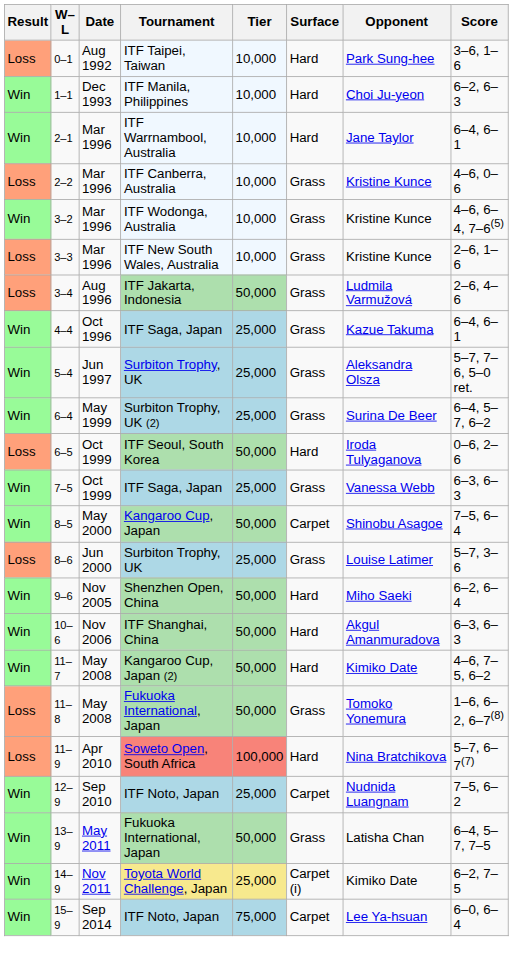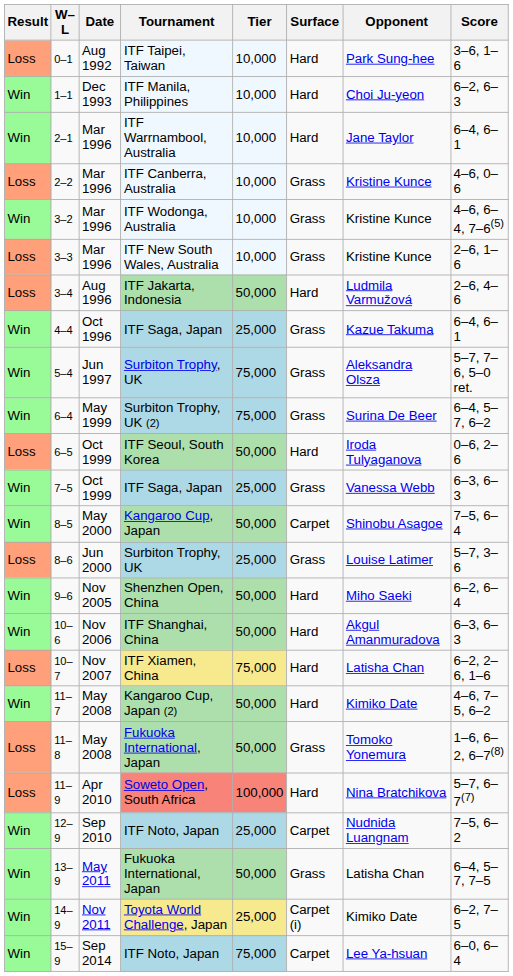(307, 293) Grass -> (304, 293) Hard
(256, 372) 25,000 -> (256, 372) 75,000
(256, 415) 25,000 -> (256, 415) 75,000
+ row: (63, 668)
